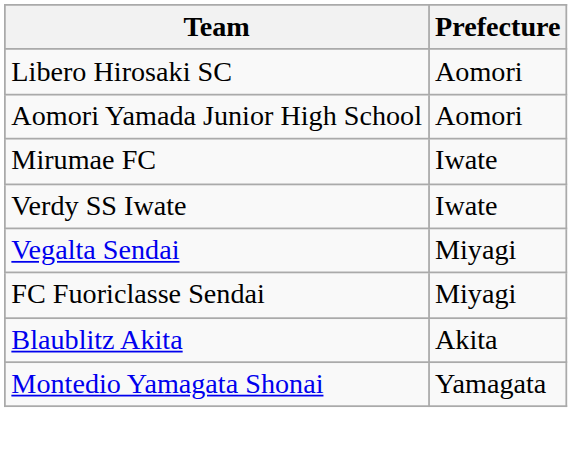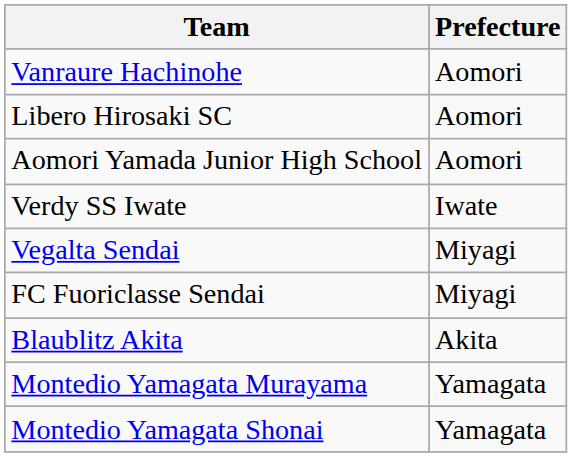+ row: (127, 71)
- row: (84, 160)
+ row: (189, 384)
